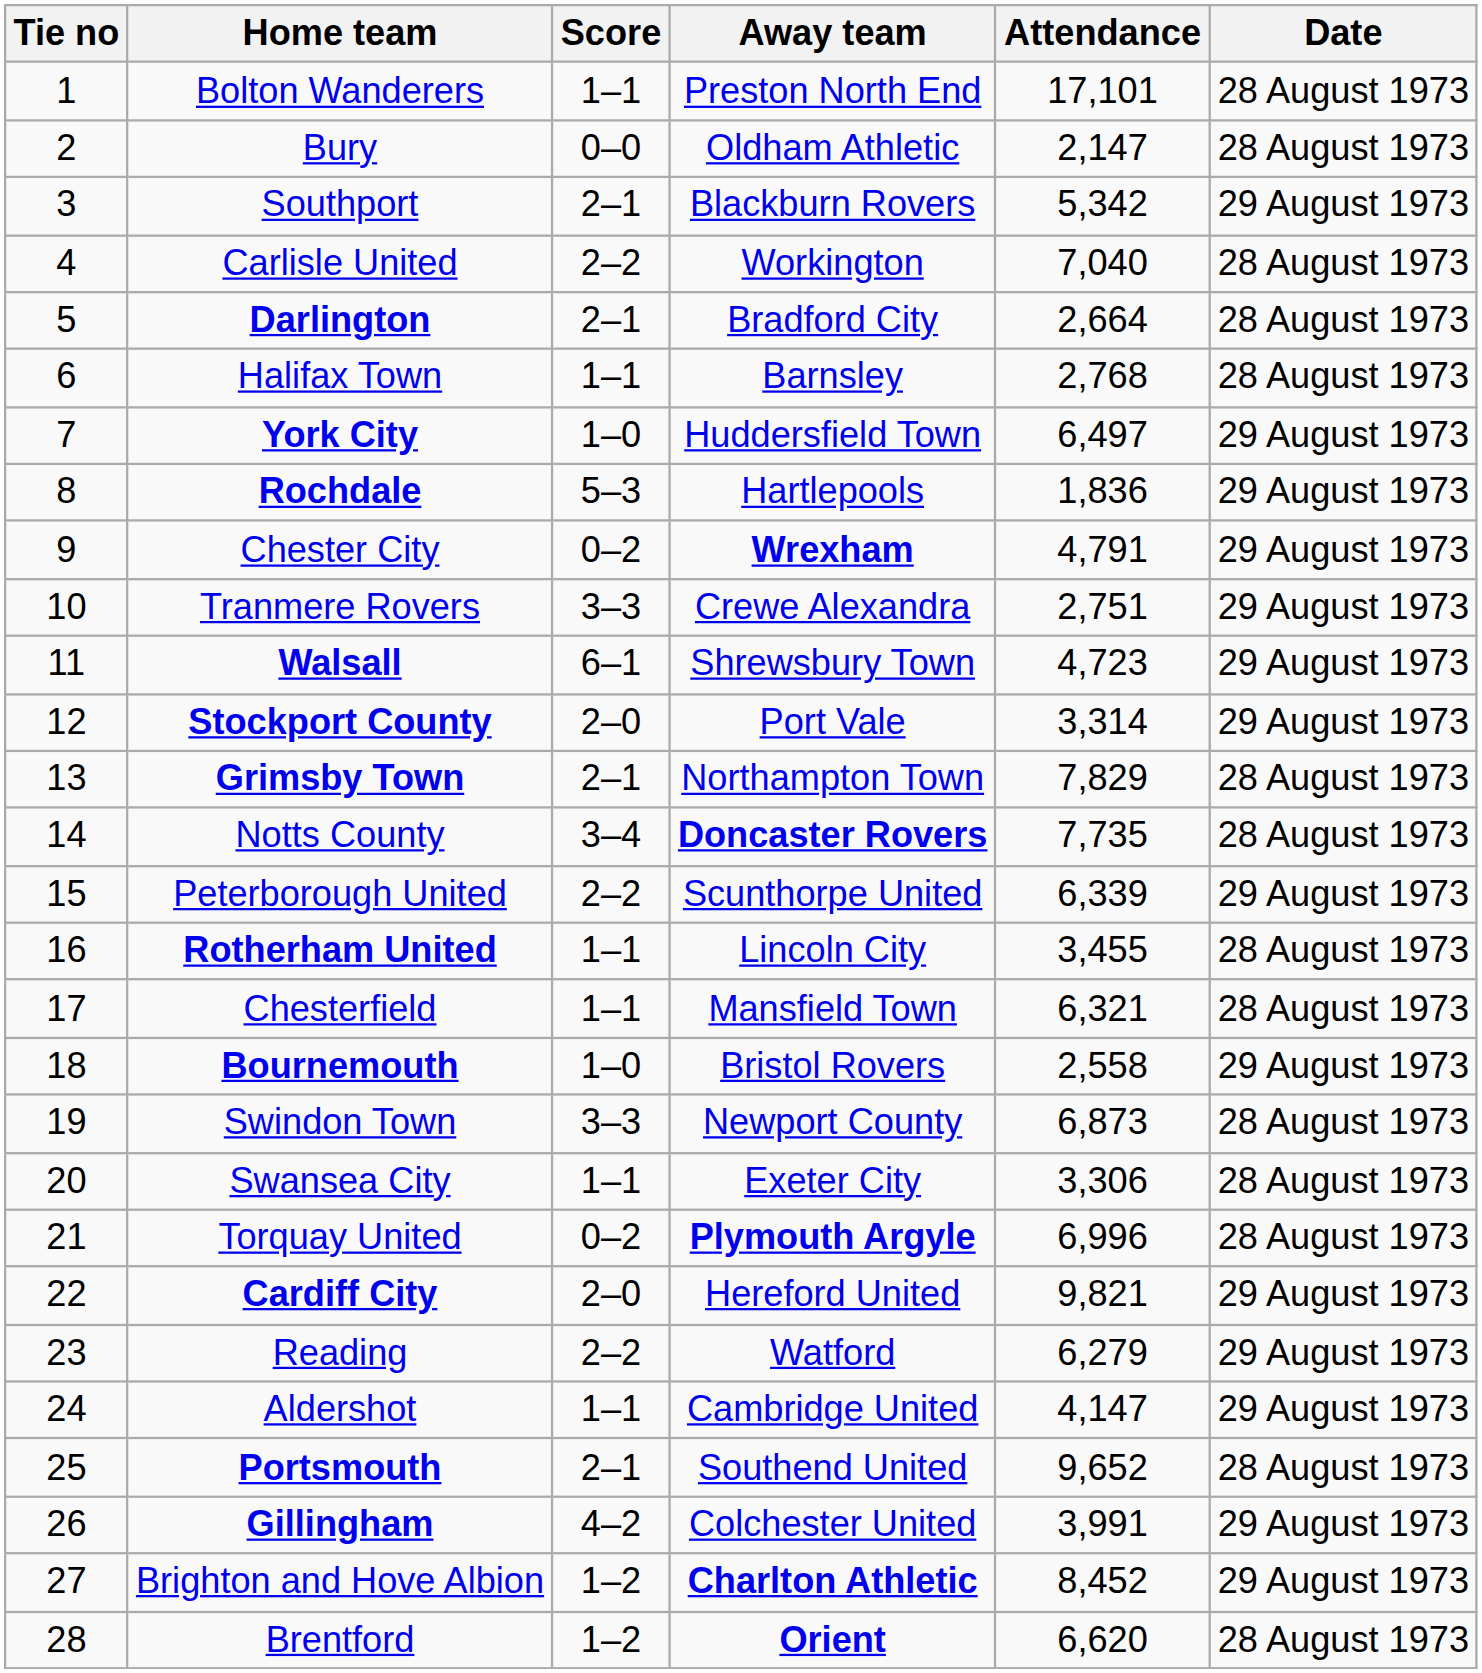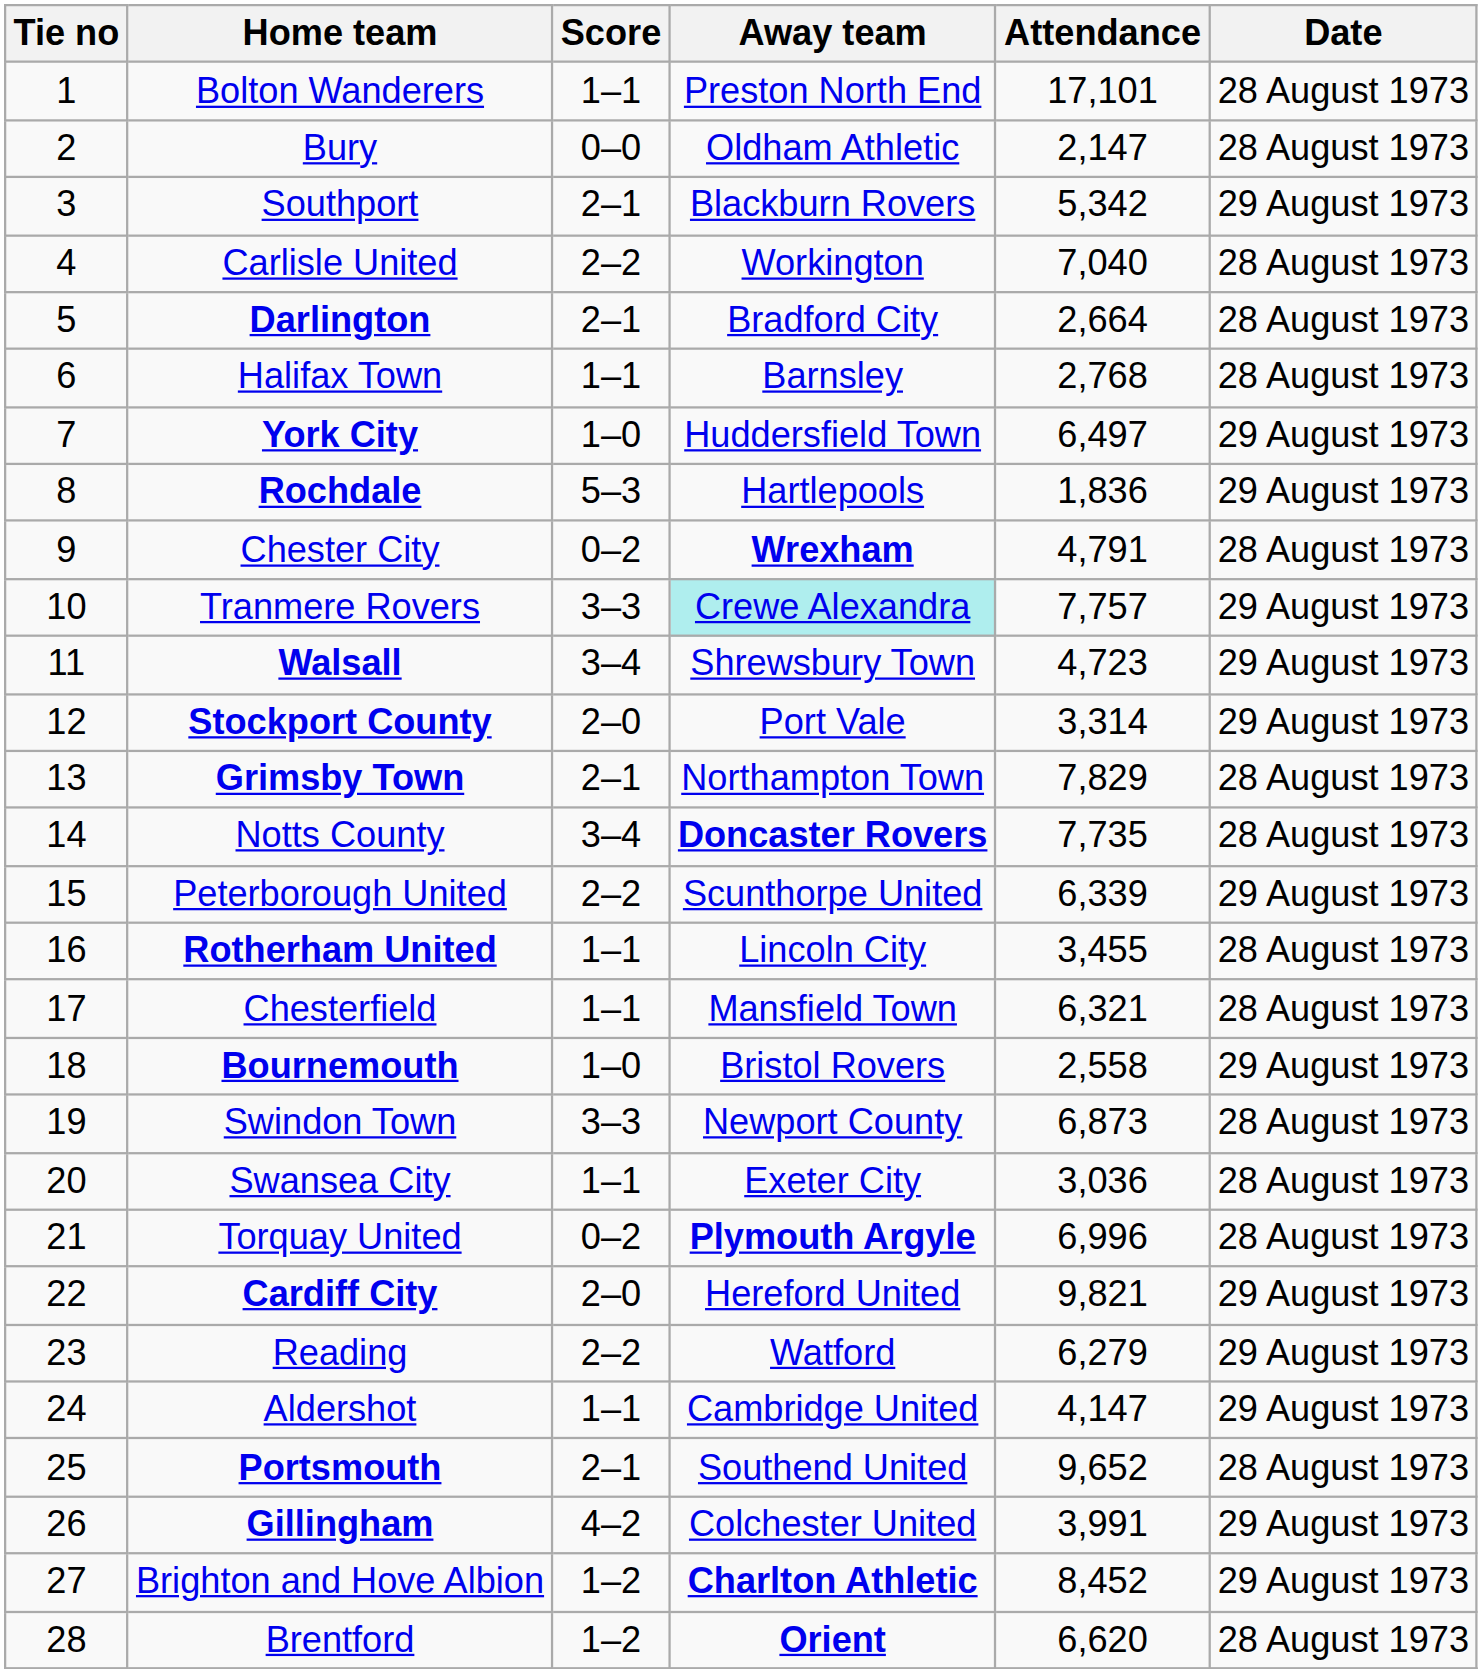(1343, 549) 29 August 1973 -> (1343, 549) 28 August 1973
(833, 606) no background -> (833, 606) paleturquoise background
(1103, 606) 2,751 -> (1103, 606) 7,757
(611, 663) 6–1 -> (611, 663) 3–4
(1103, 1180) 3,306 -> (1103, 1180) 3,036
